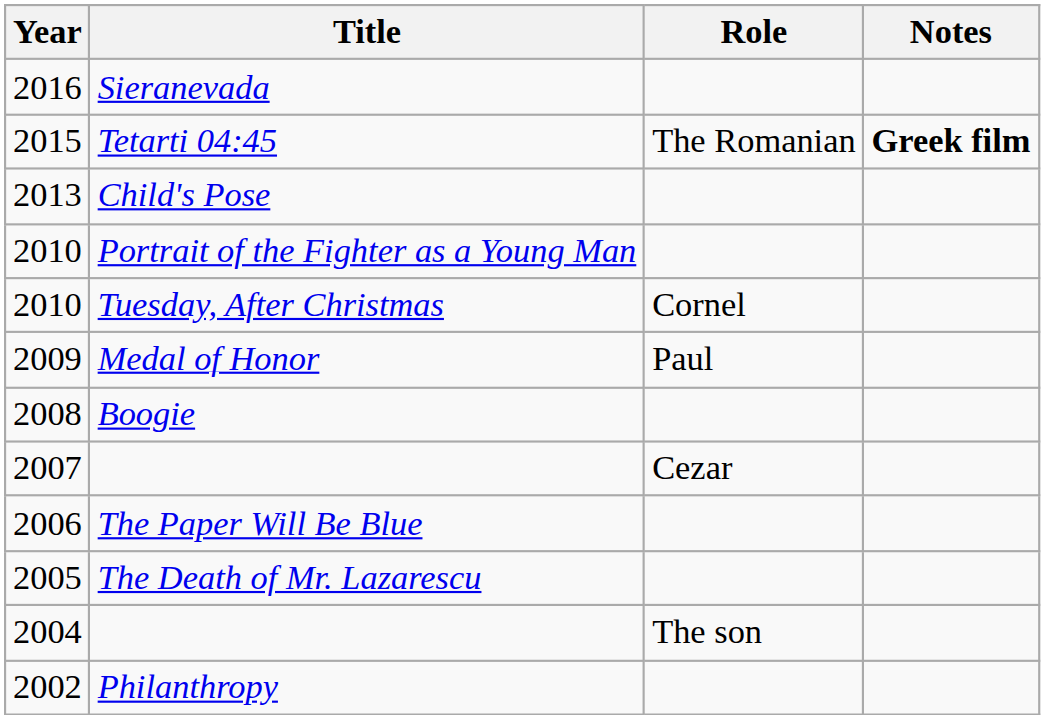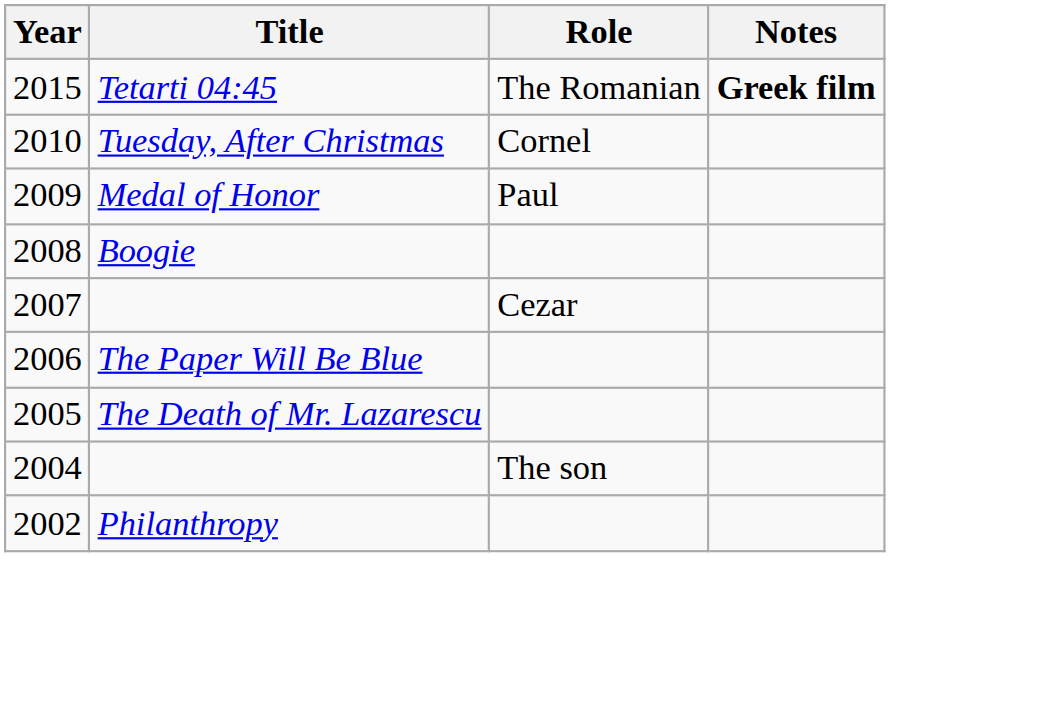- row: (47, 86)
- row: (47, 195)
- row: (47, 250)
